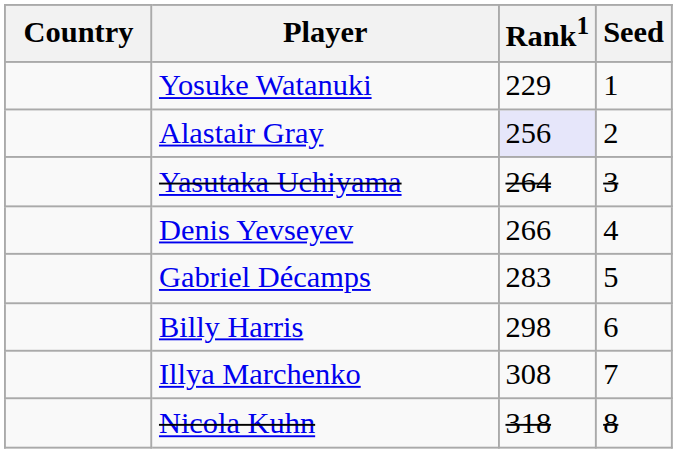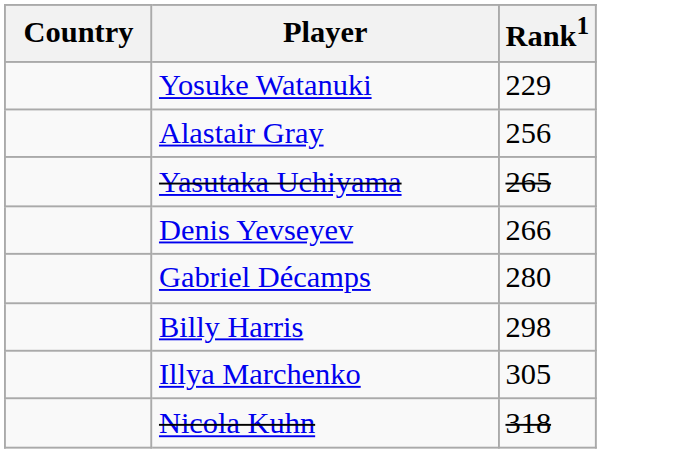- column: (634, 32)
(528, 133) lavender background -> (528, 133) no background
(528, 181) 264 -> (528, 181) 265
(528, 277) 283 -> (528, 277) 280
(528, 374) 308 -> (528, 374) 305
